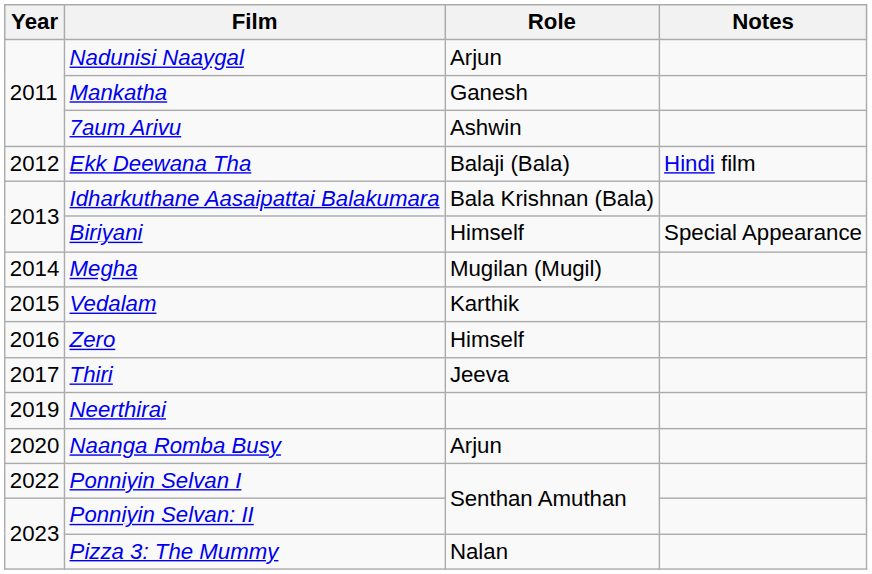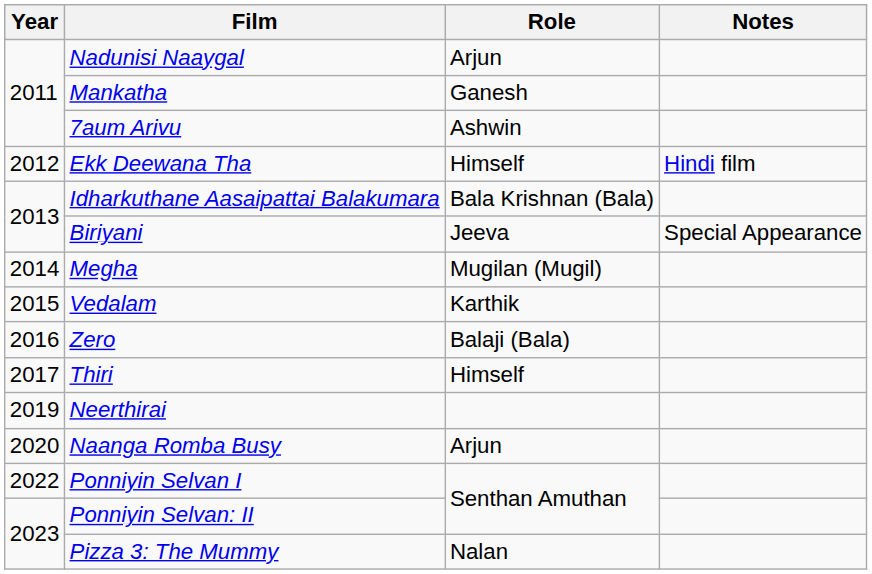(510, 163) Balaji (Bala) -> (487, 163) Himself
(487, 233) Himself -> (480, 233) Jeeva
(487, 339) Himself -> (510, 339) Balaji (Bala)
(480, 374) Jeeva -> (487, 374) Himself
